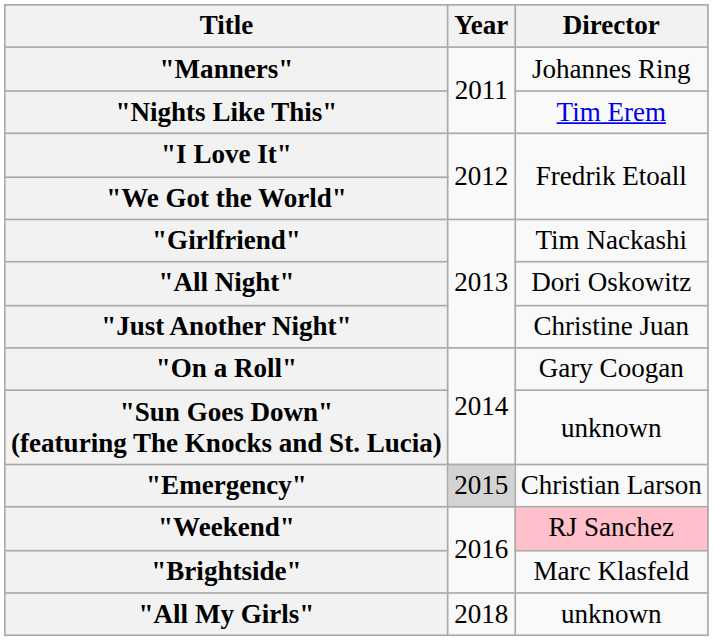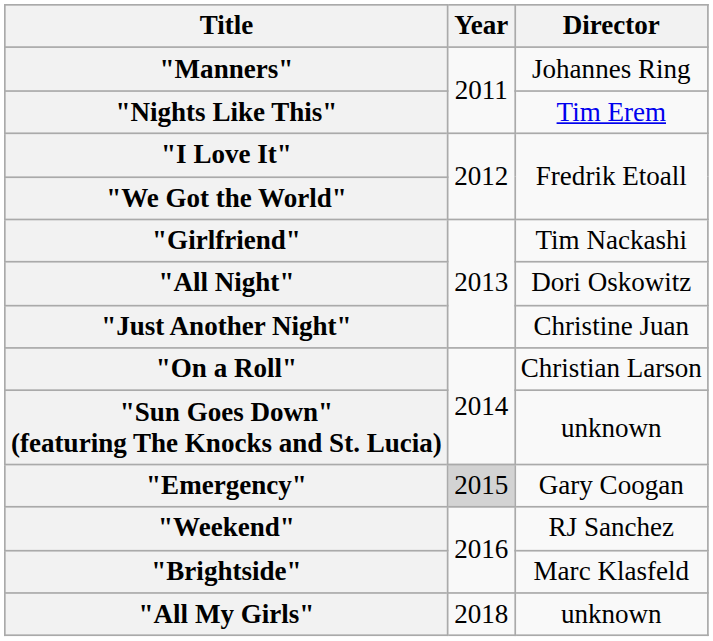(611, 369) Gary Coogan -> (611, 369) Christian Larson
(611, 485) Christian Larson -> (611, 485) Gary Coogan
(611, 528) pink background -> (611, 528) no background
